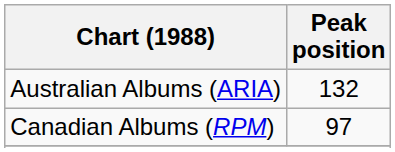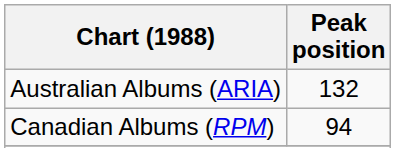(339, 126) 97 -> (339, 126) 94
